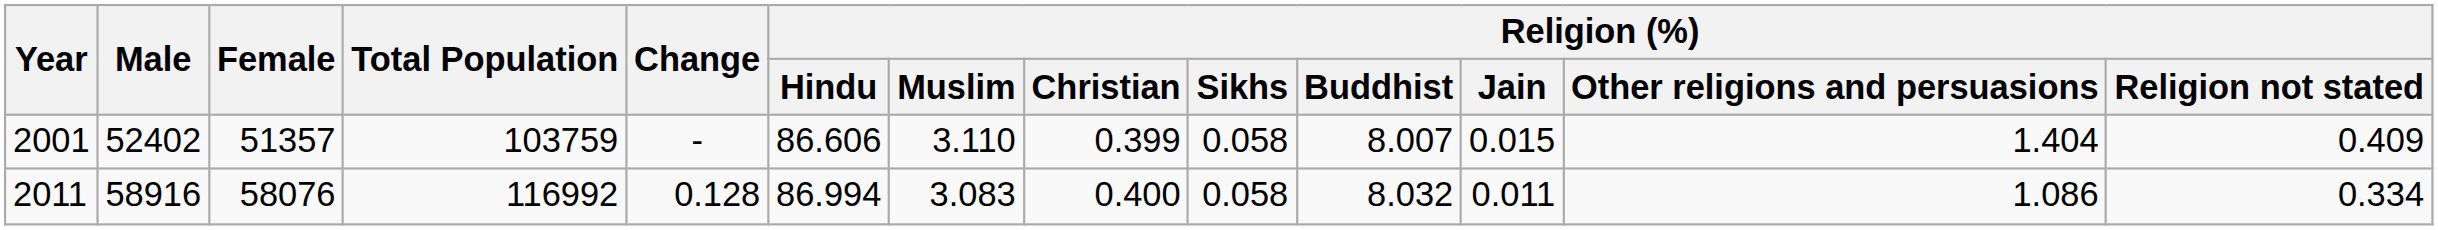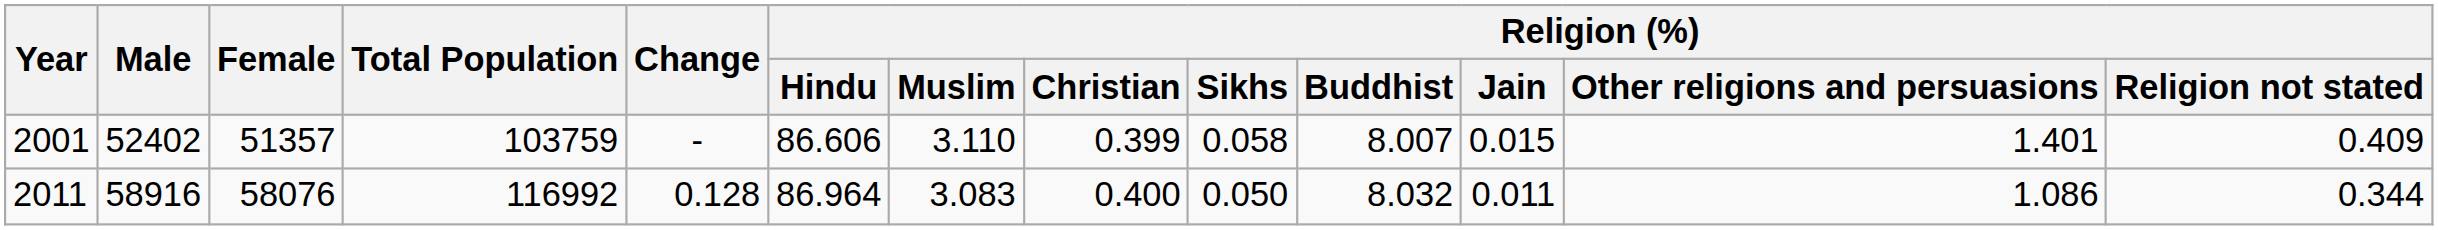(2056, 140) 1.404 -> (2056, 140) 1.401
(829, 195) 86.994 -> (829, 195) 86.964
(1245, 195) 0.058 -> (1245, 195) 0.050
(2381, 195) 0.334 -> (2381, 195) 0.344
